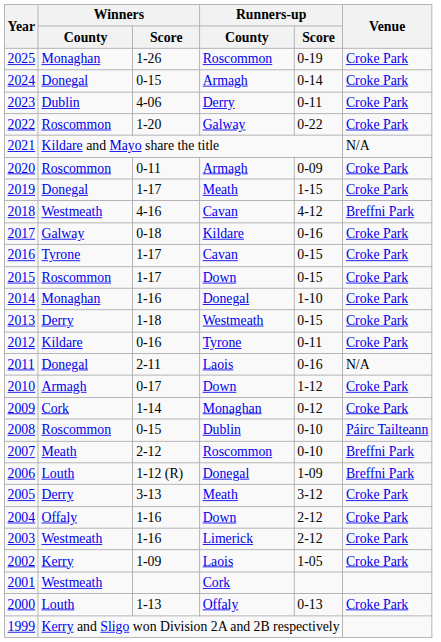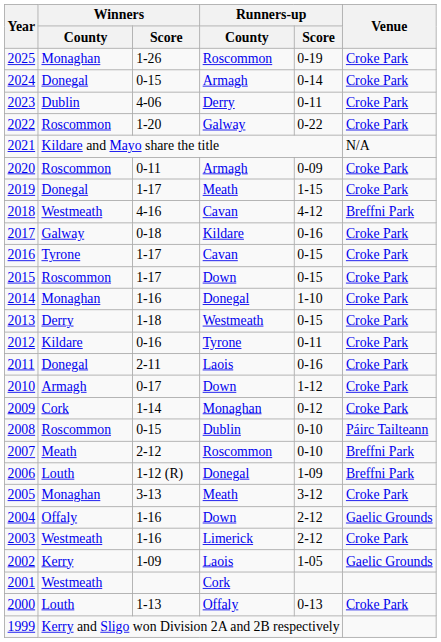(358, 364) N/A -> (377, 364) Croke Park
(58, 495) Derry -> (71, 495) Monaghan
(377, 517) Croke Park -> (389, 517) Gaelic Grounds
(377, 560) Croke Park -> (389, 560) Gaelic Grounds
